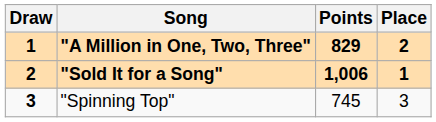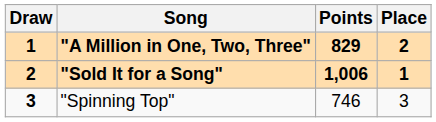(346, 102) 745 -> (346, 102) 746
